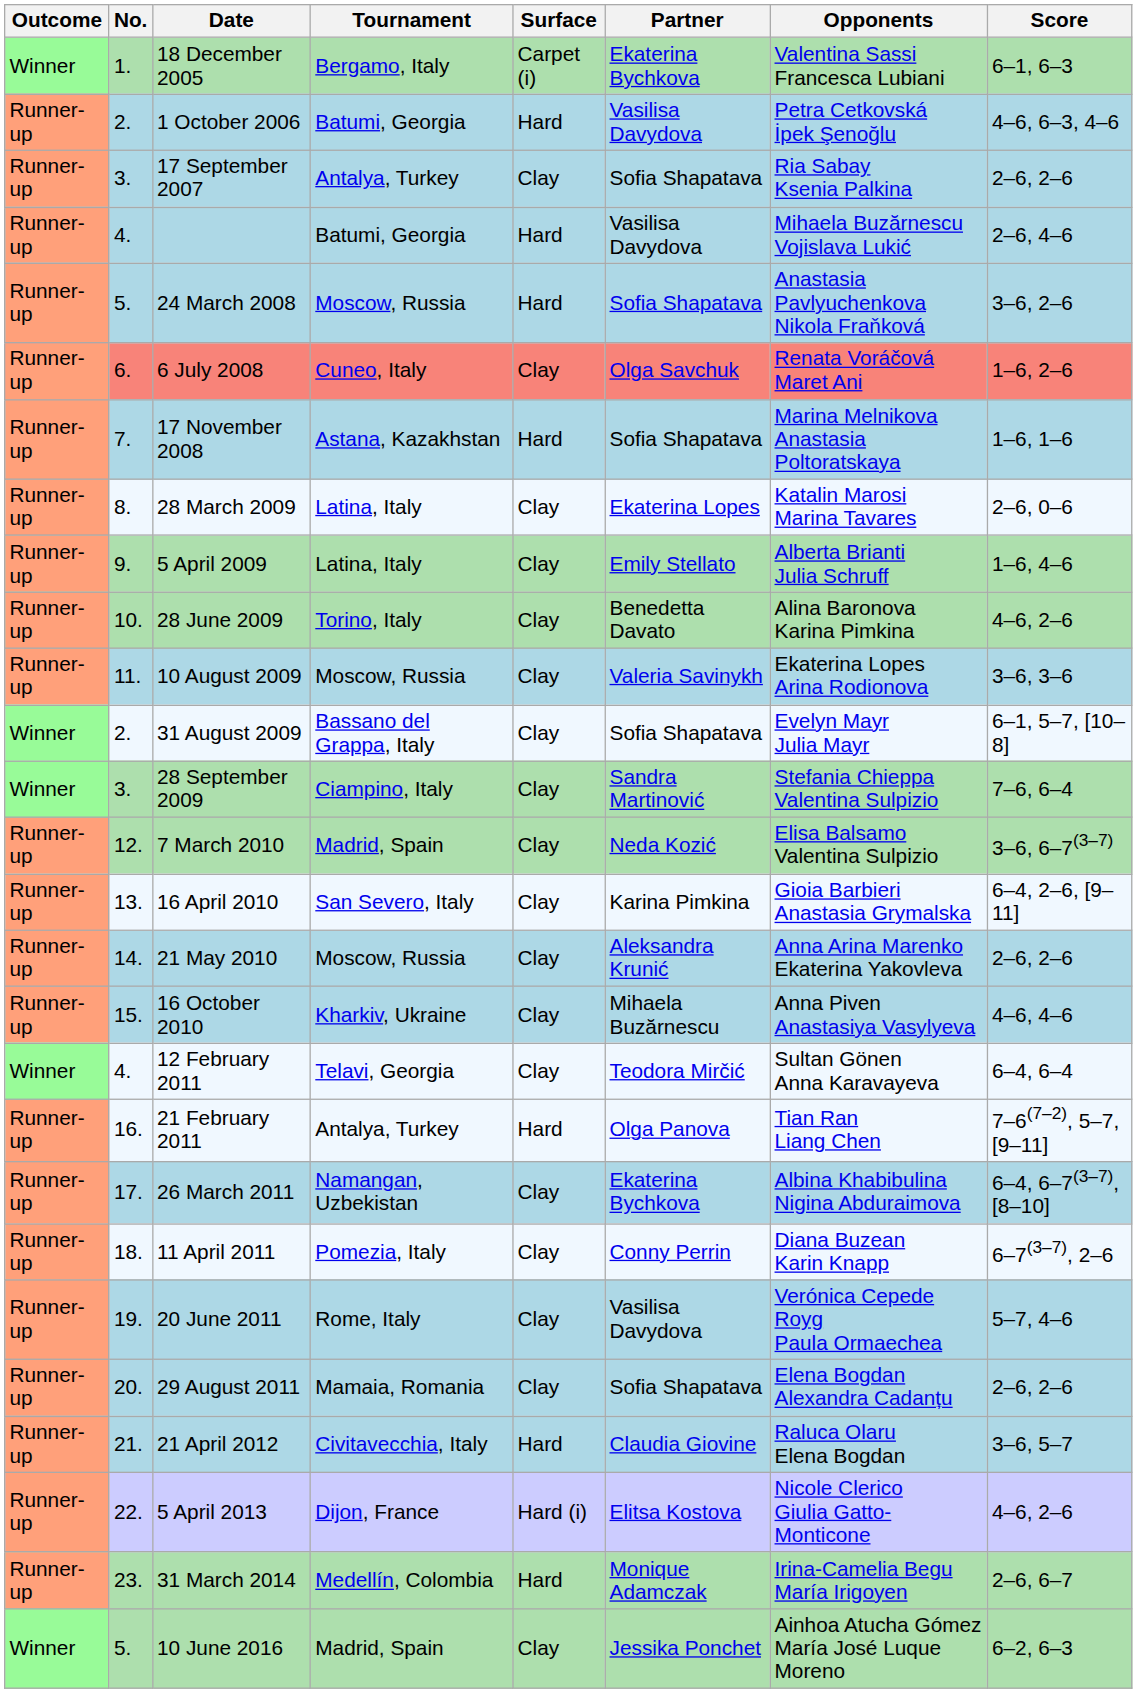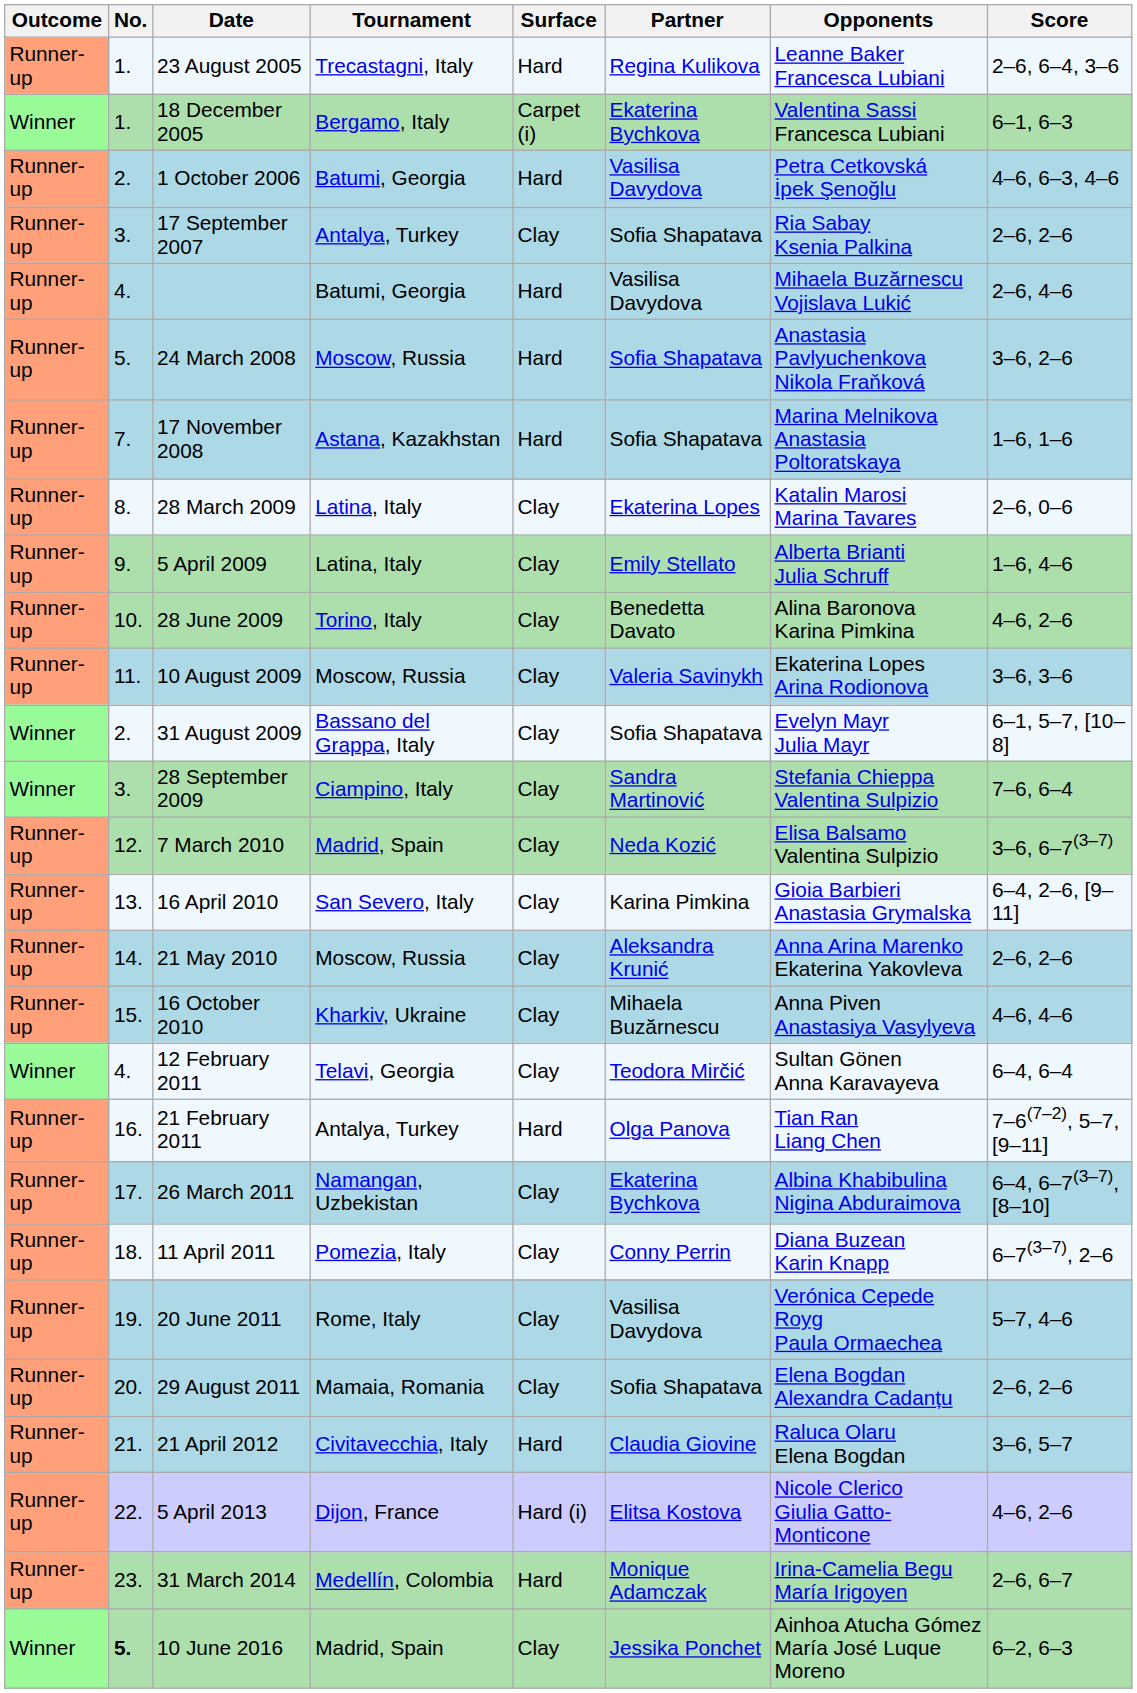+ row: (229, 65)
- row: (210, 371)
(123, 1648) normal -> (123, 1648) bold
